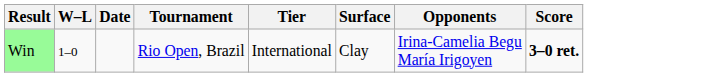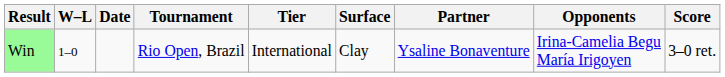+ column: (464, 16)
(554, 50) bold -> (692, 50) normal
